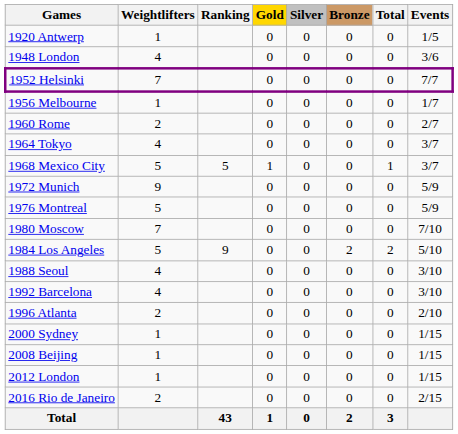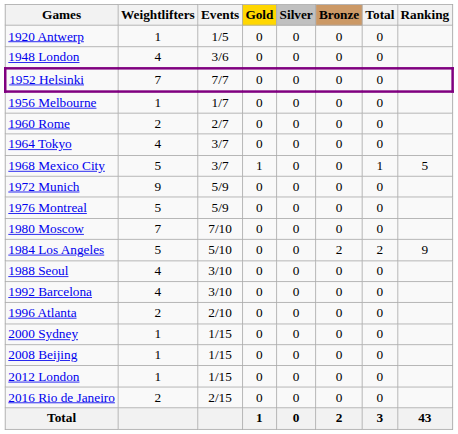columns swapped: (430, 15) <-> (225, 15)
